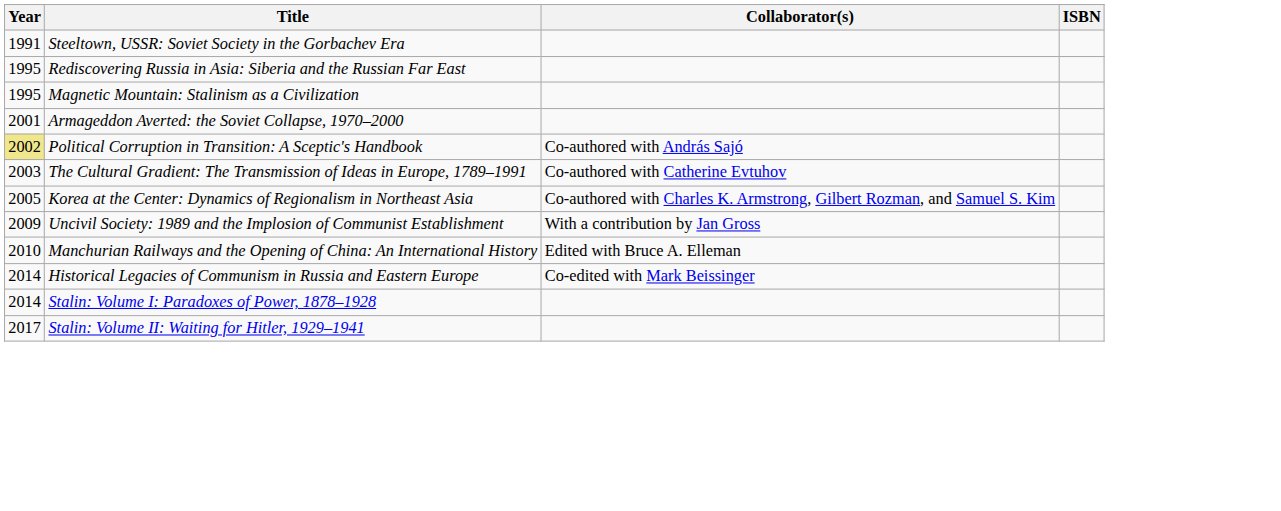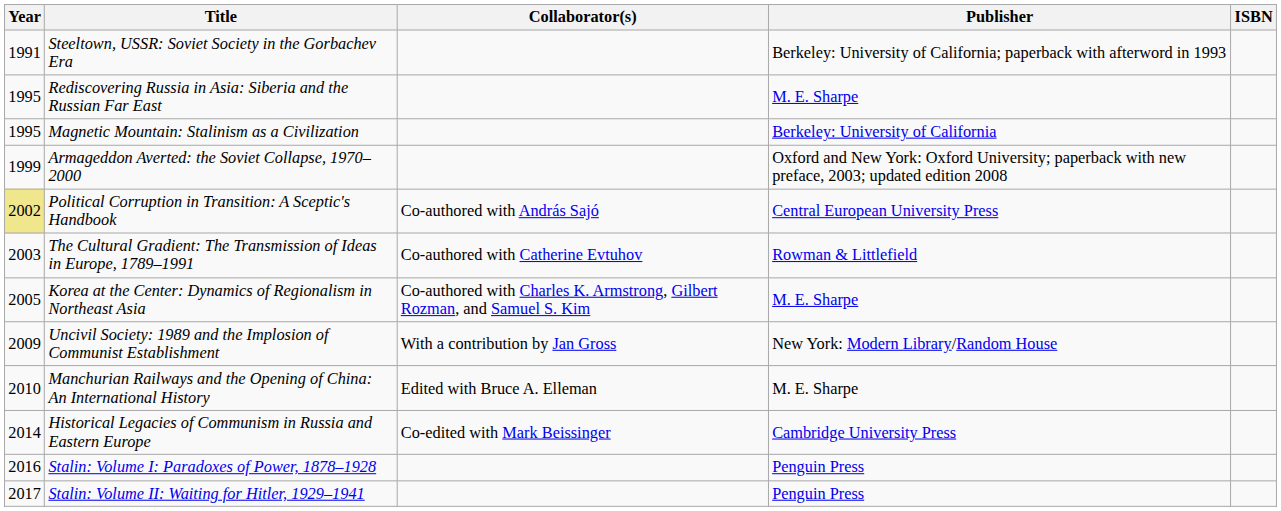+ column: (1000, 17)
(25, 120) 2001 -> (25, 166) 1999
(25, 302) 2014 -> (25, 467) 2016
